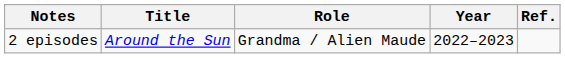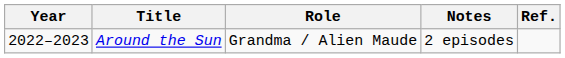columns swapped: (474, 17) <-> (53, 17)
